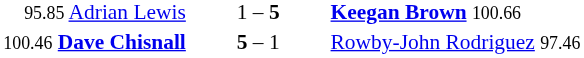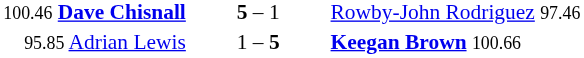rows swapped: (95, 41) <-> (105, 12)
